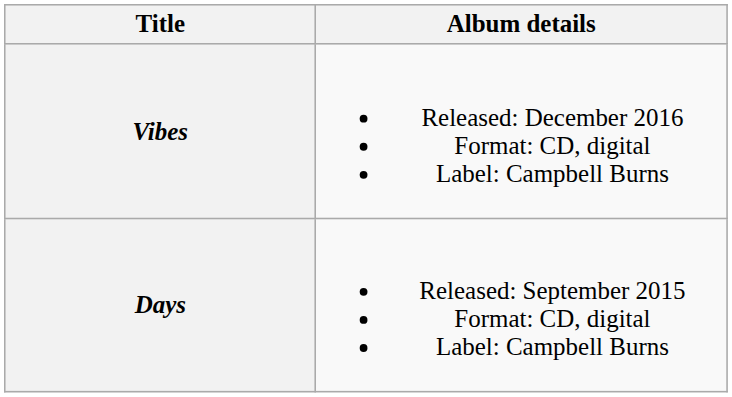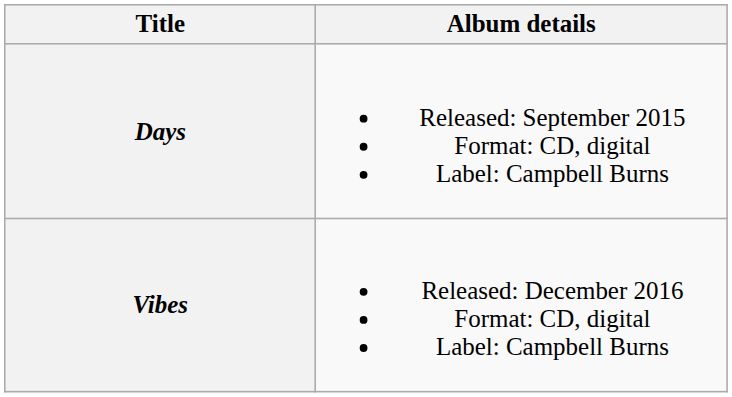rows swapped: (160, 304) <-> (160, 130)
